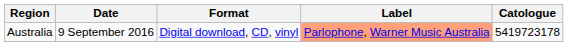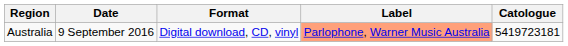(527, 32) 5419723178 -> (527, 32) 5419723181
